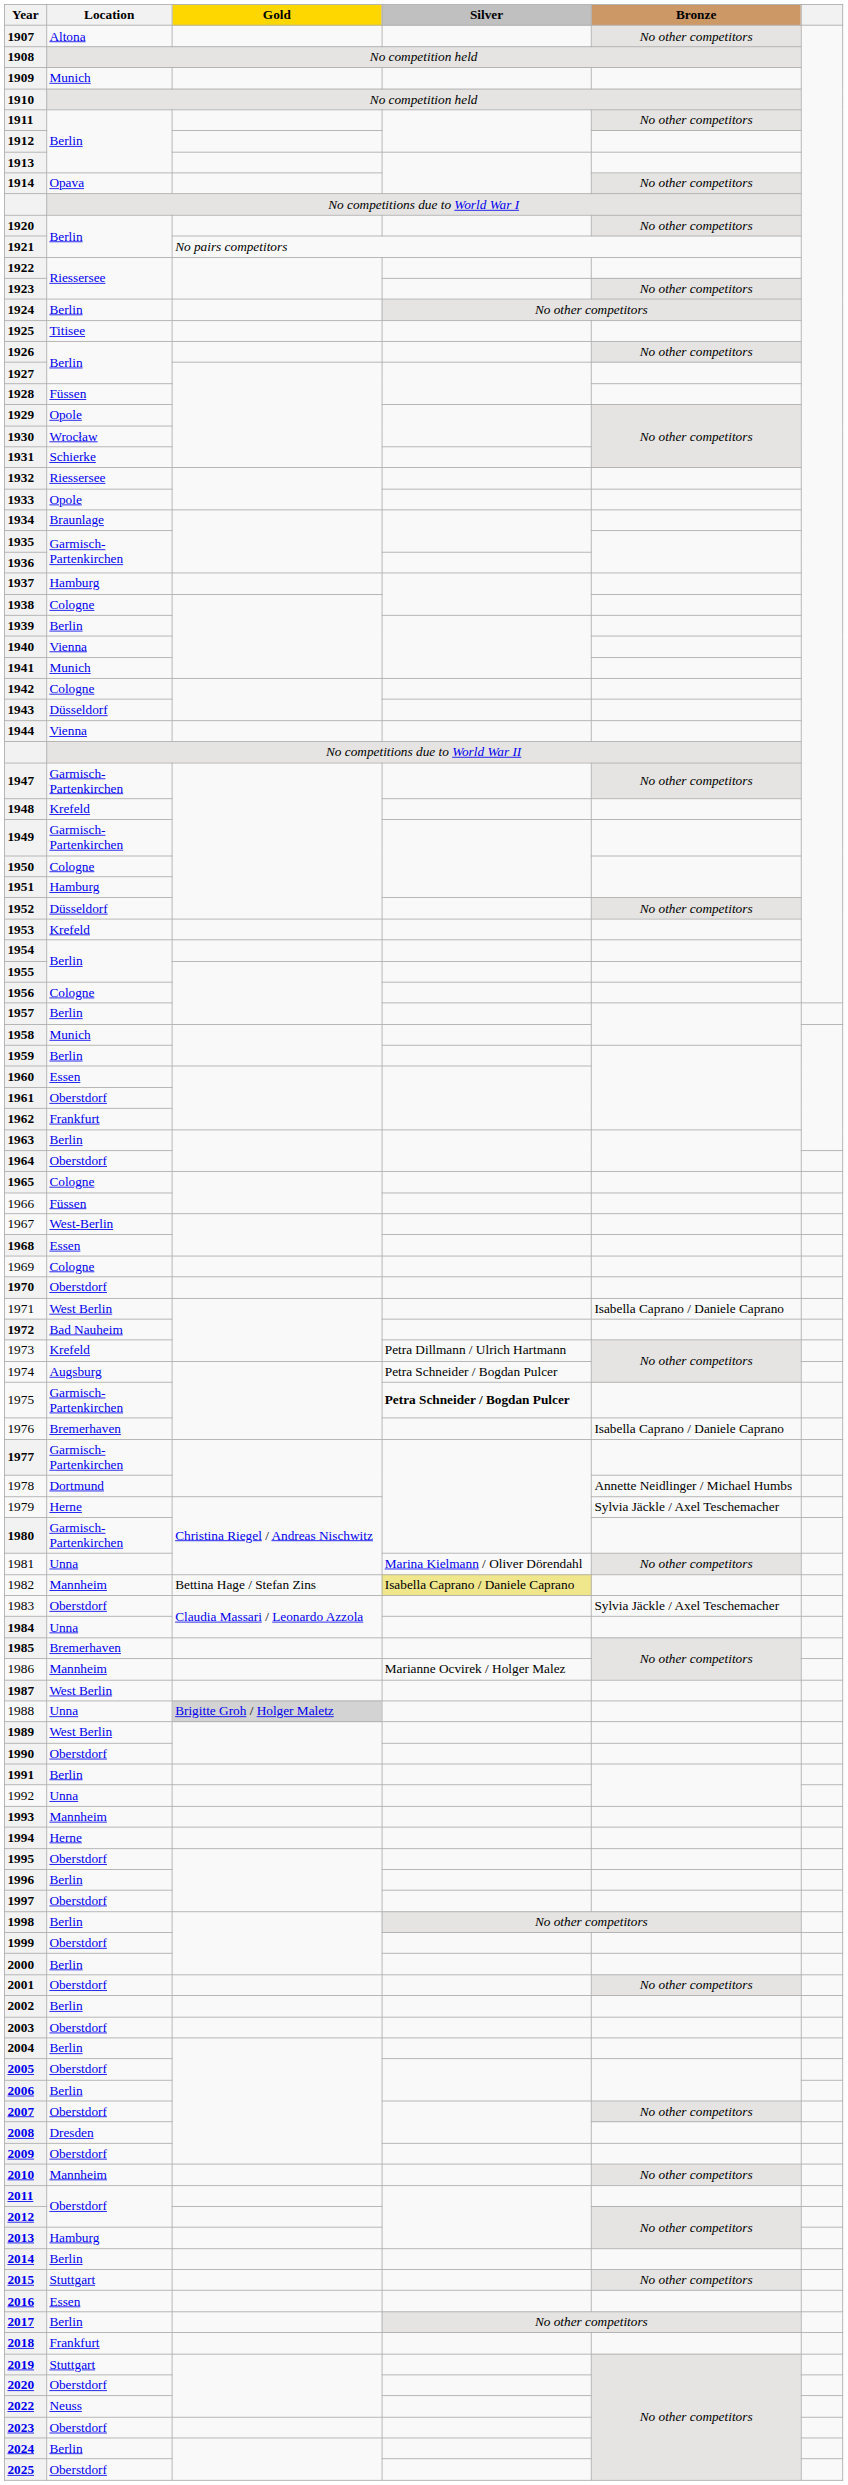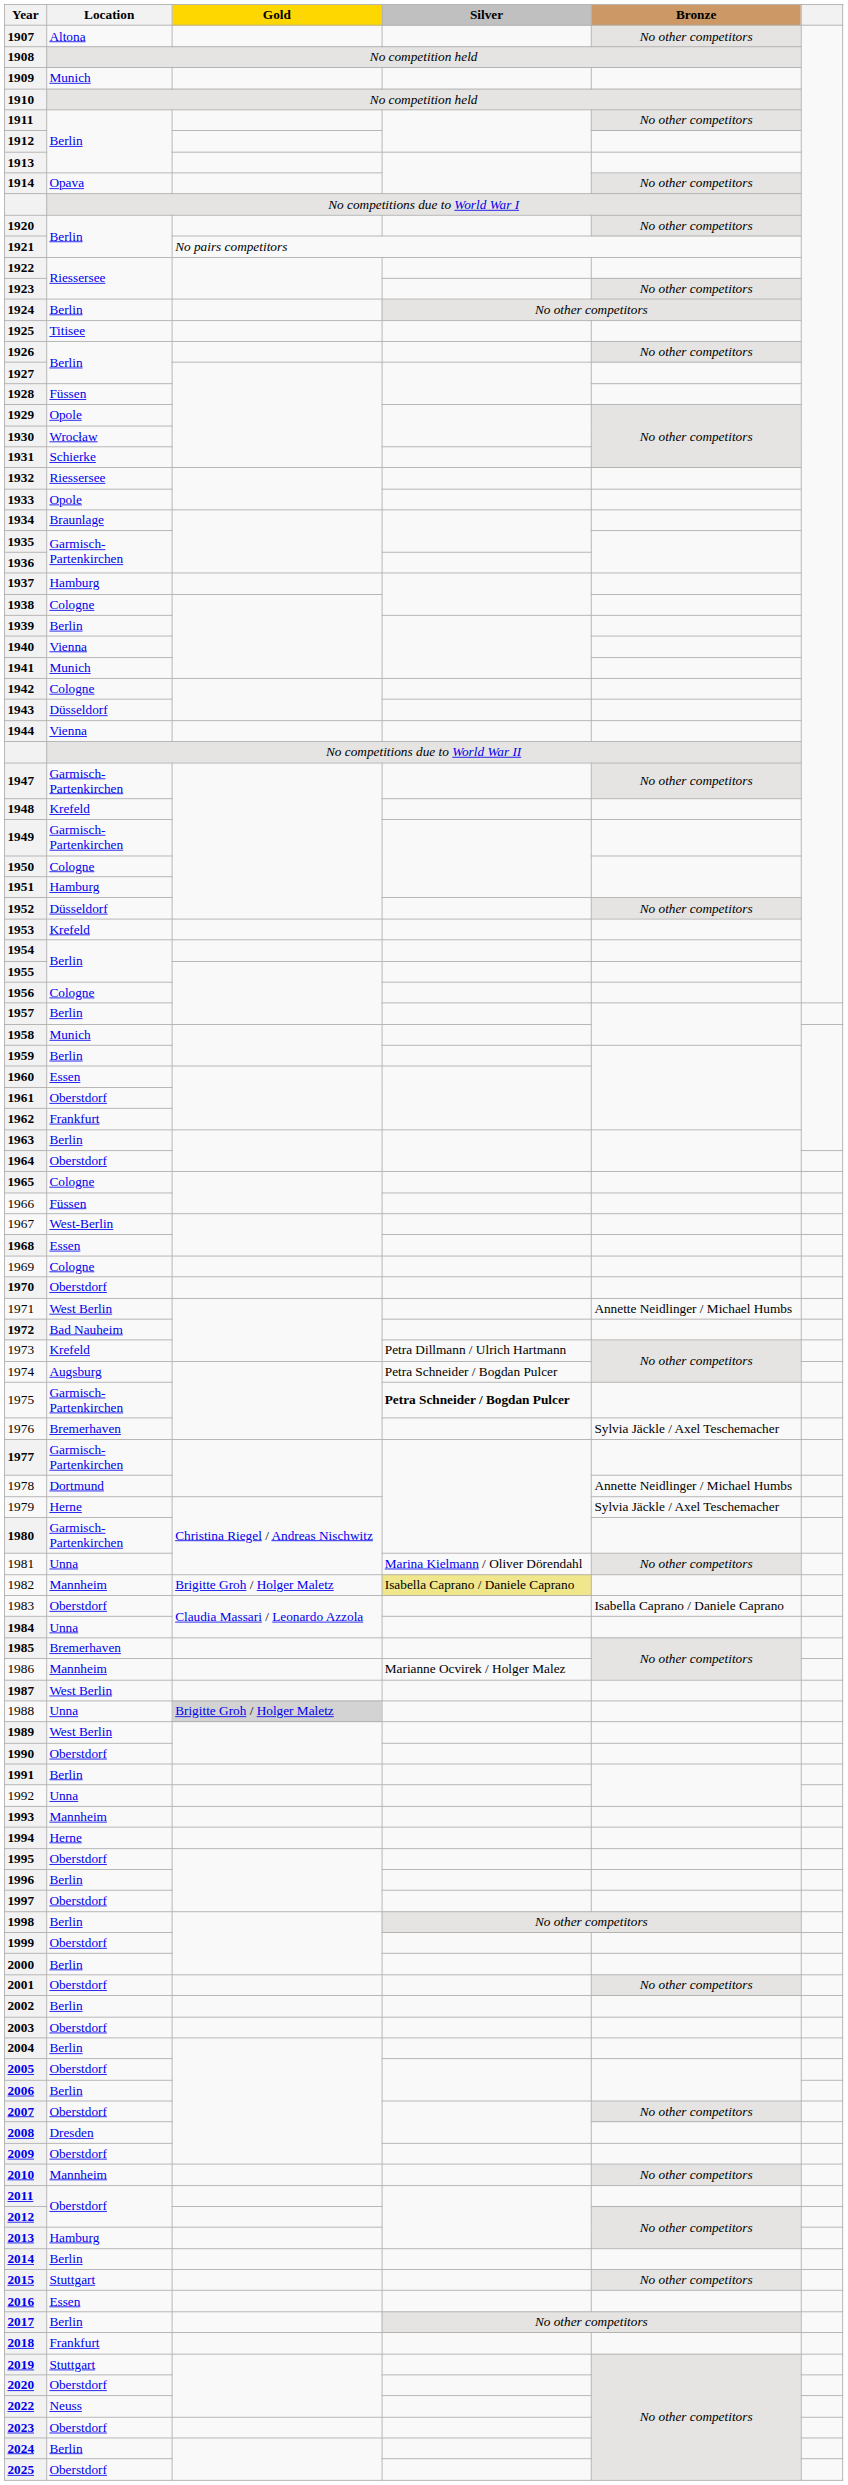(689, 1308) Isabella Caprano / Daniele Caprano -> (693, 1308) Annette Neidlinger / Michael Humbs
(689, 1428) Isabella Caprano / Daniele Caprano -> (687, 1428) Sylvia Jäckle / Axel Teschemacher
(246, 1585) Bettina Hage / Stefan Zins -> (254, 1585) Brigitte Groh / Holger Maletz
(687, 1606) Sylvia Jäckle / Axel Teschemacher -> (689, 1606) Isabella Caprano / Daniele Caprano
